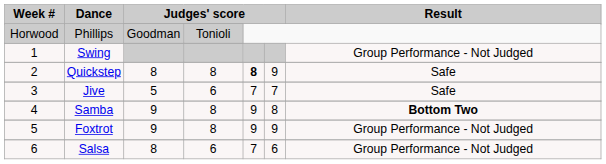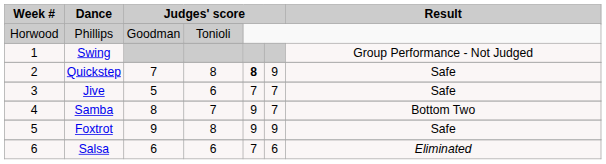(154, 72) 8 -> (154, 72) 7
(154, 110) 9 -> (154, 110) 8
(213, 110) 8 -> (213, 110) 7
(275, 110) 8 -> (275, 110) 7
(443, 110) bold -> (443, 110) normal
(443, 130) Group Performance - Not Judged -> (443, 130) Safe
(154, 149) 8 -> (154, 149) 6
(443, 149) Group Performance - Not Judged -> (443, 149) Eliminated
